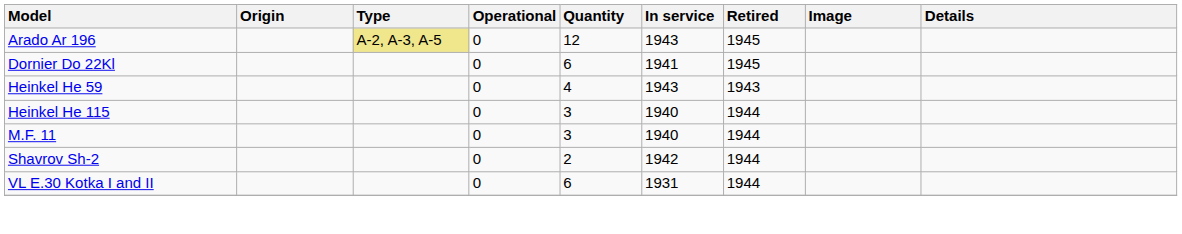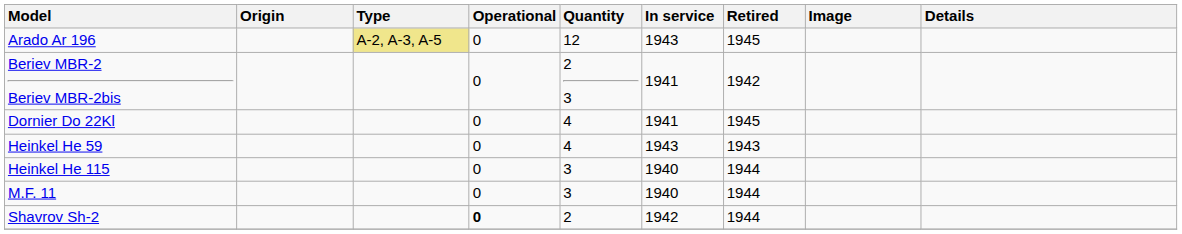+ row: (121, 81)
(567, 64) 6 -> (567, 121) 4
(477, 159) normal -> (477, 217) bold
- row: (81, 183)
